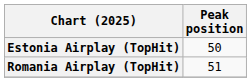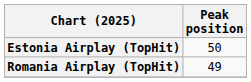(215, 67) 51 -> (215, 67) 49
